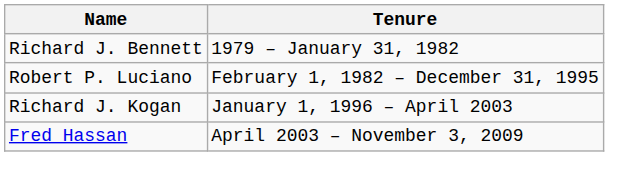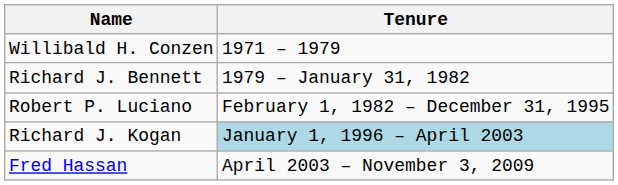+ row: (111, 49)
(362, 107) no background -> (373, 136) lightblue background
